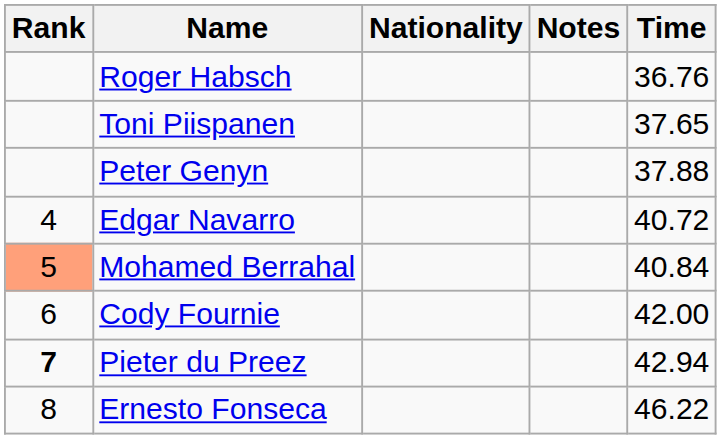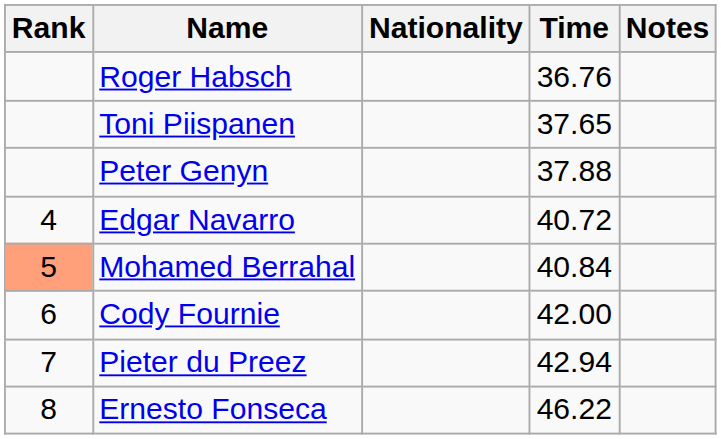columns swapped: (672, 28) <-> (578, 28)
(49, 362) bold -> (49, 362) normal
